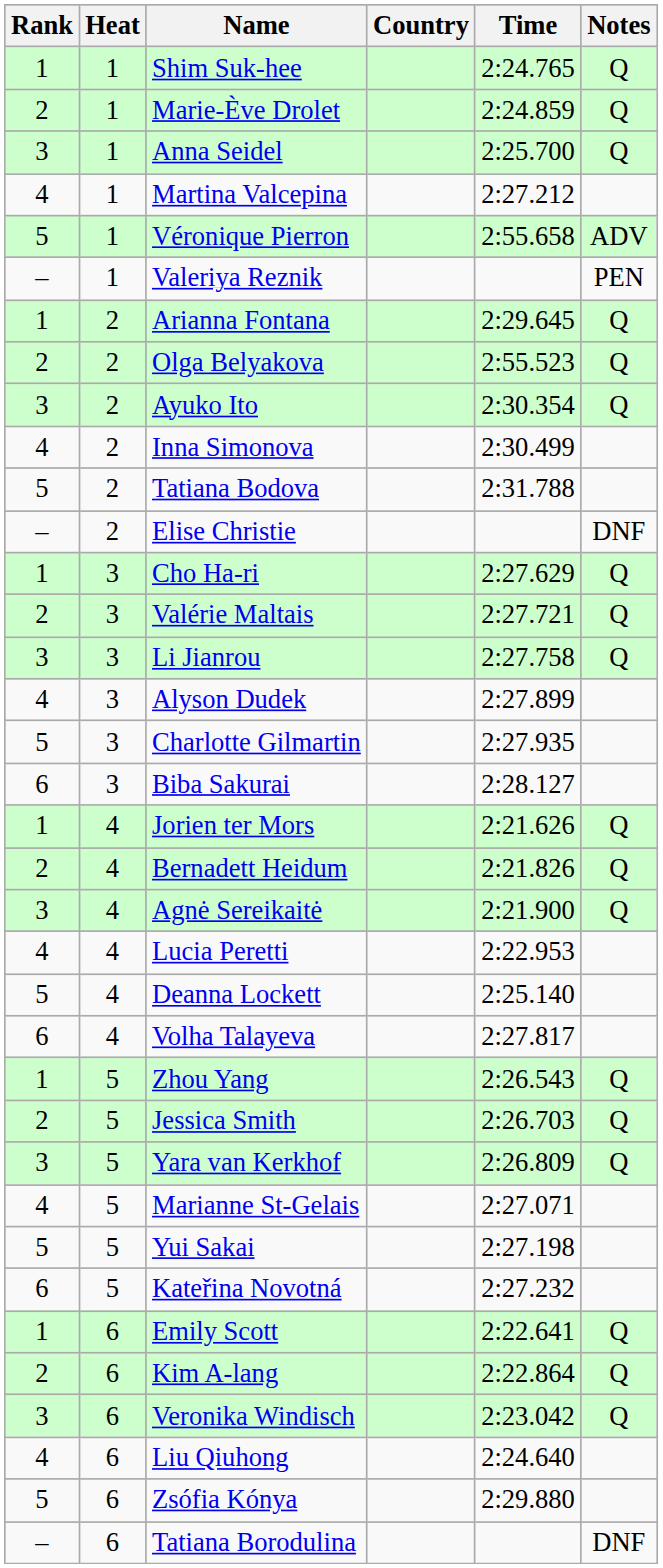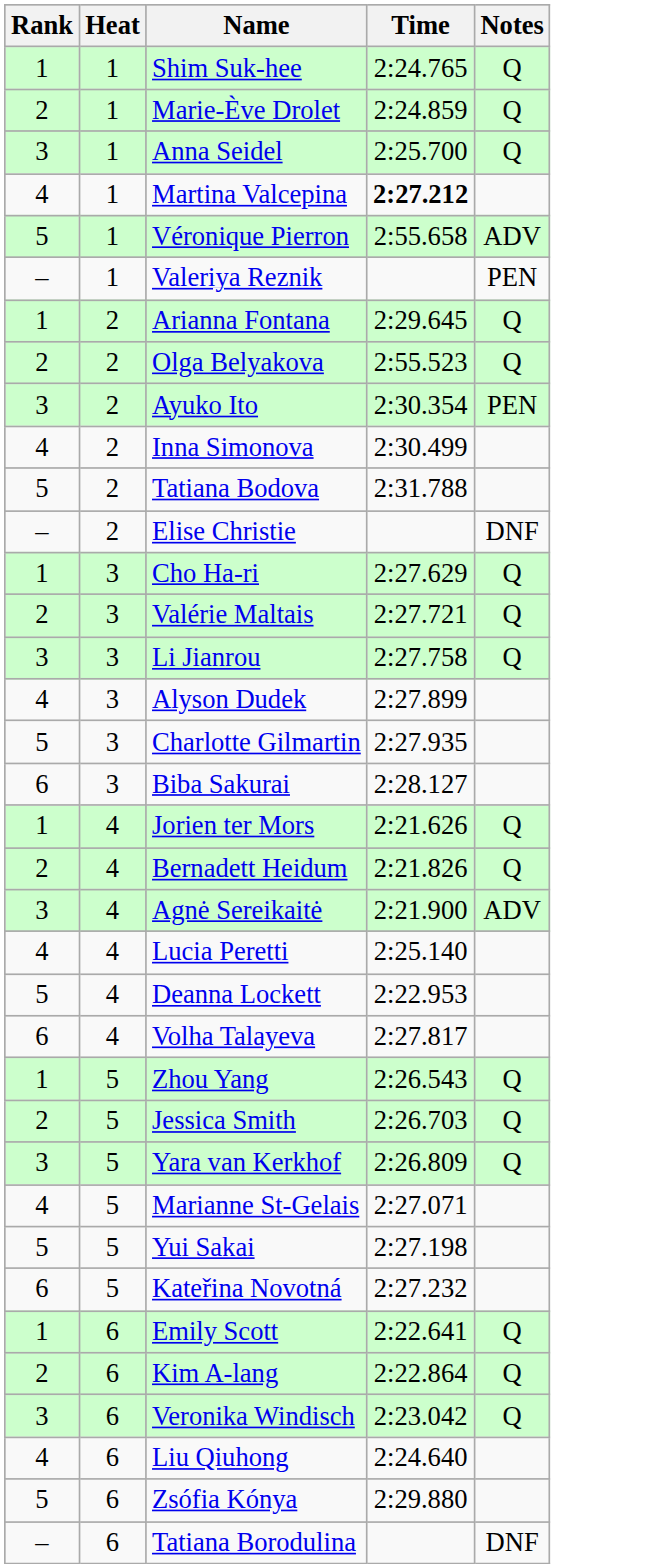- column: (421, 25)
(528, 194) normal -> (421, 194) bold
(619, 404) Q -> (512, 404) PEN
(619, 910) Q -> (512, 910) ADV
(528, 952) 2:22.953 -> (421, 952) 2:25.140
(528, 994) 2:25.140 -> (421, 994) 2:22.953
